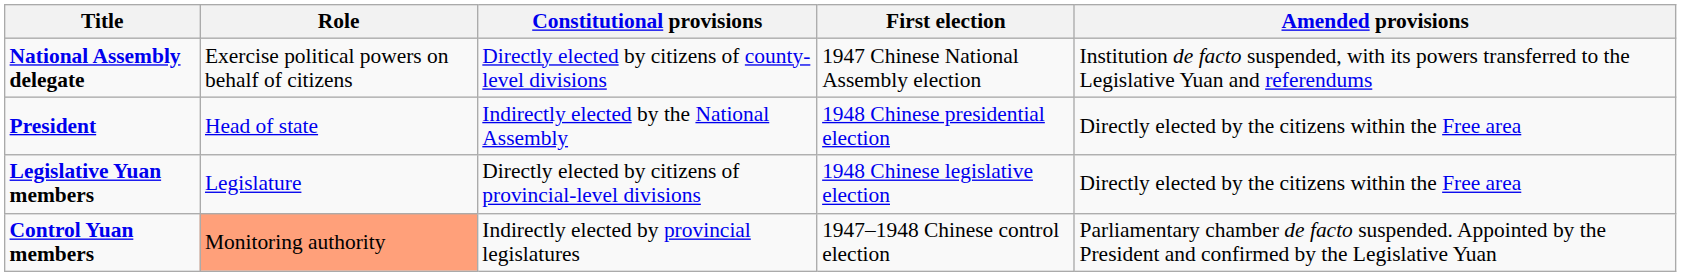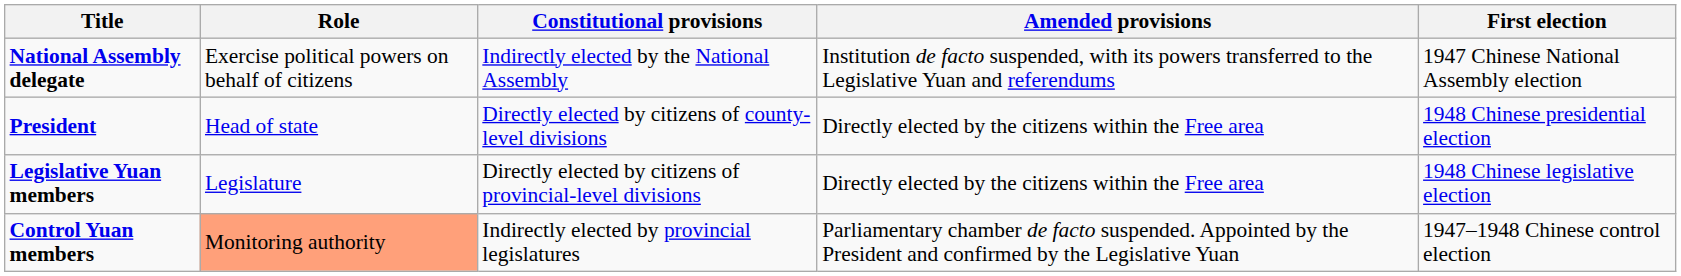columns swapped: (1375, 21) <-> (946, 21)
(646, 67) Directly elected by citizens of county-level divisions -> (626, 67) Indirectly elected by the National Assembly
(626, 125) Indirectly elected by the National Assembly -> (646, 125) Directly elected by citizens of county-level divisions
